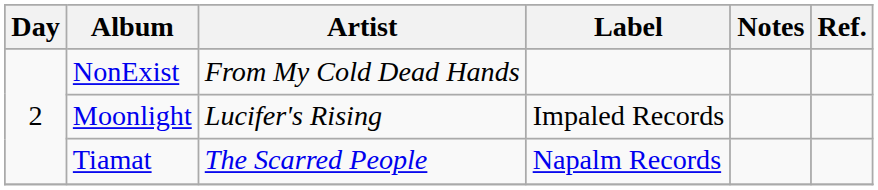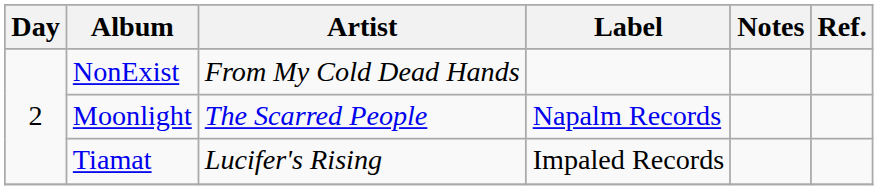(293, 116) Lucifer's Rising -> (316, 116) The Scarred People
(628, 116) Impaled Records -> (627, 116) Napalm Records
(316, 160) The Scarred People -> (293, 160) Lucifer's Rising
(627, 160) Napalm Records -> (628, 160) Impaled Records
